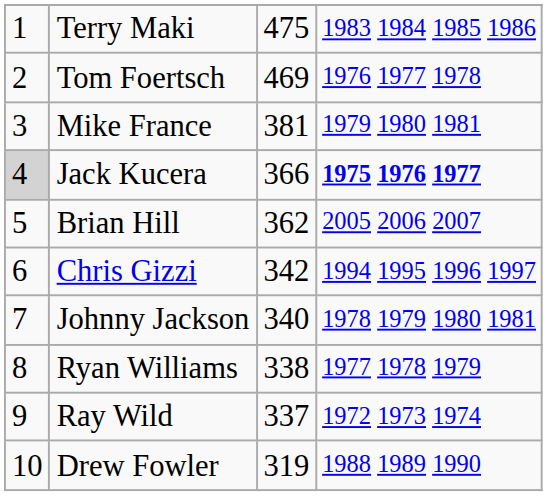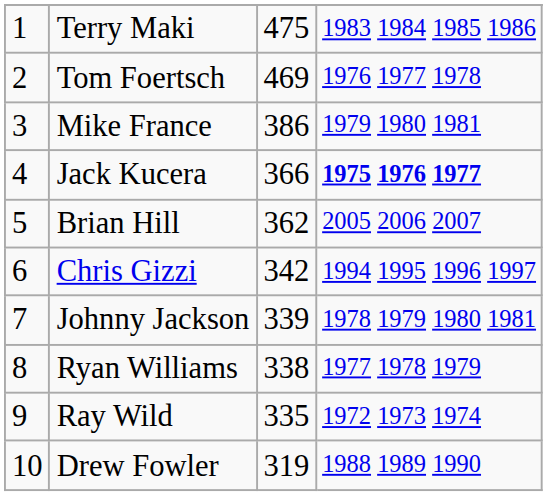(286, 125) 381 -> (286, 125) 386
(20, 174) lightgrey background -> (20, 174) no background
(286, 319) 340 -> (286, 319) 339
(286, 416) 337 -> (286, 416) 335
